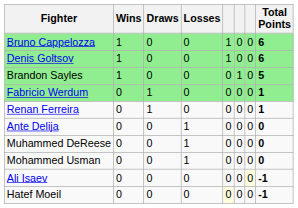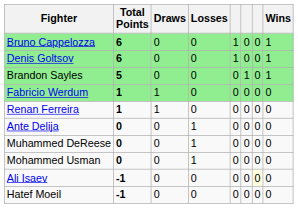columns swapped: (129, 19) <-> (275, 19)
(228, 195) lightyellow background -> (236, 195) no background
